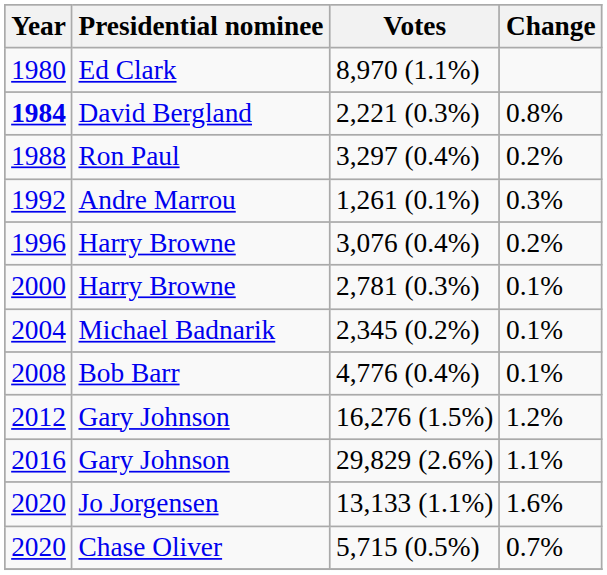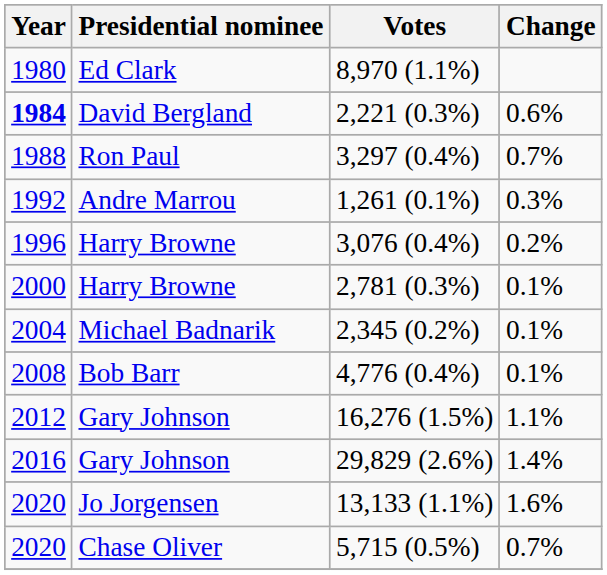(534, 112) 0.8% -> (534, 112) 0.6%
(534, 156) 0.2% -> (534, 156) 0.7%
(534, 416) 1.2% -> (534, 416) 1.1%
(534, 460) 1.1% -> (534, 460) 1.4%
